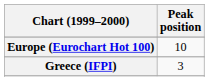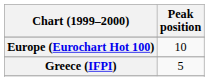(181, 66) 3 -> (181, 66) 5
